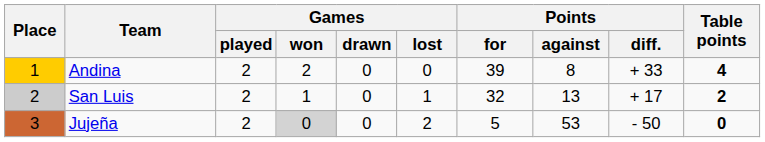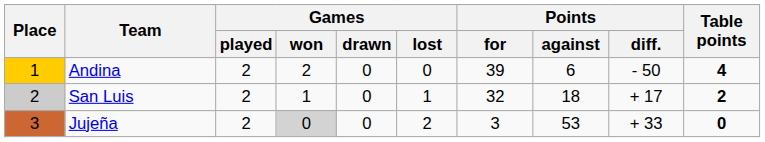(571, 70) 8 -> (571, 70) 6
(646, 70) + 33 -> (646, 70) - 50
(571, 96) 13 -> (571, 96) 18
(495, 123) 5 -> (495, 123) 3
(646, 123) - 50 -> (646, 123) + 33
